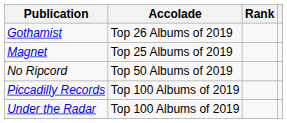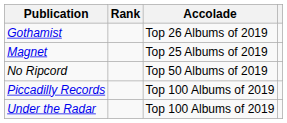columns swapped: (175, 14) <-> (260, 14)
